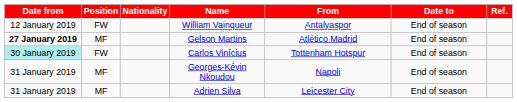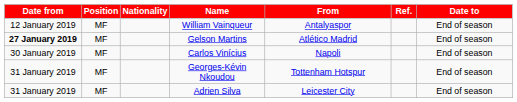columns swapped: (439, 12) <-> (499, 12)
(101, 26) FW -> (101, 26) MF
(43, 53) paleturquoise background -> (43, 53) no background
(101, 53) FW -> (101, 53) MF
(328, 53) Tottenham Hotspur -> (328, 53) Napoli
(328, 72) Napoli -> (328, 72) Tottenham Hotspur
